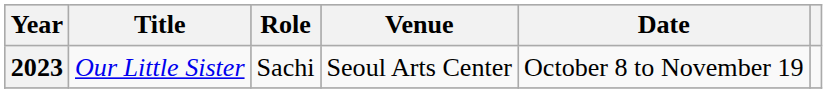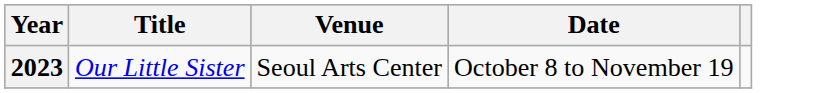- column: (286, 25)
